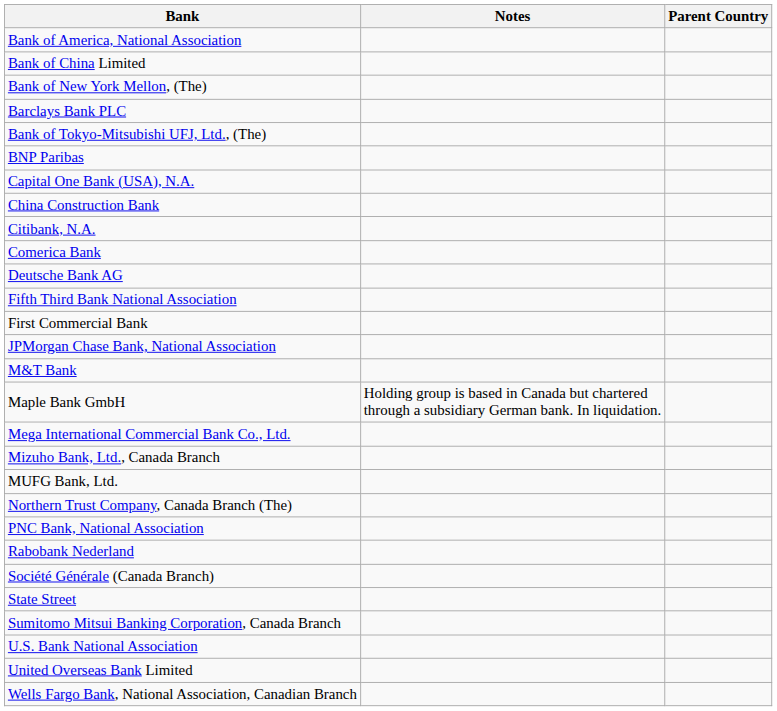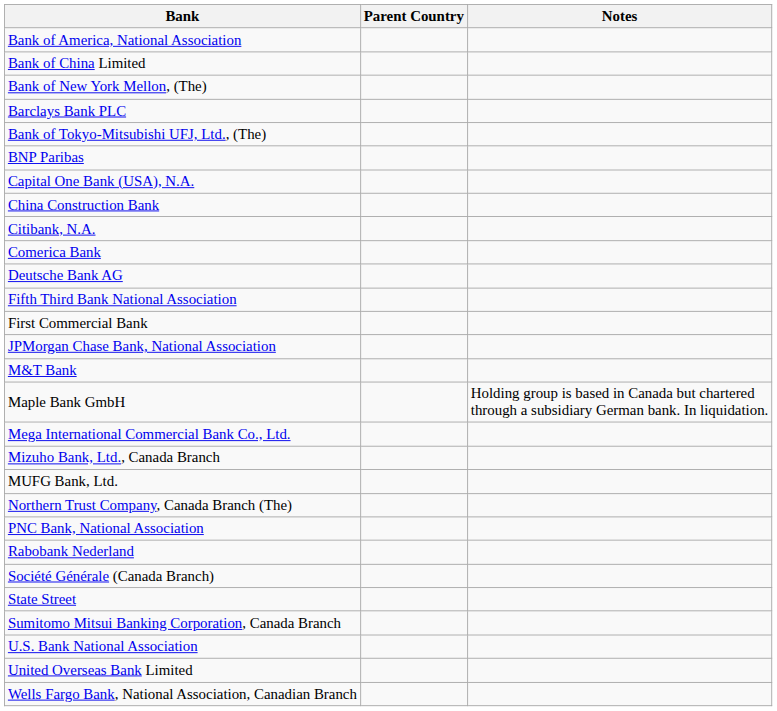columns swapped: (718, 16) <-> (513, 16)
